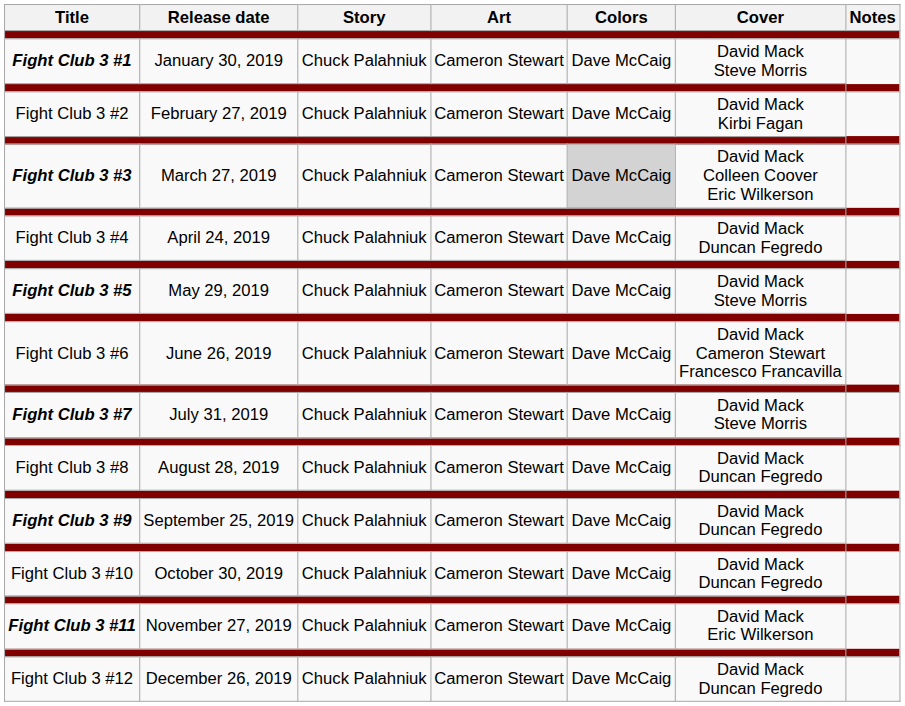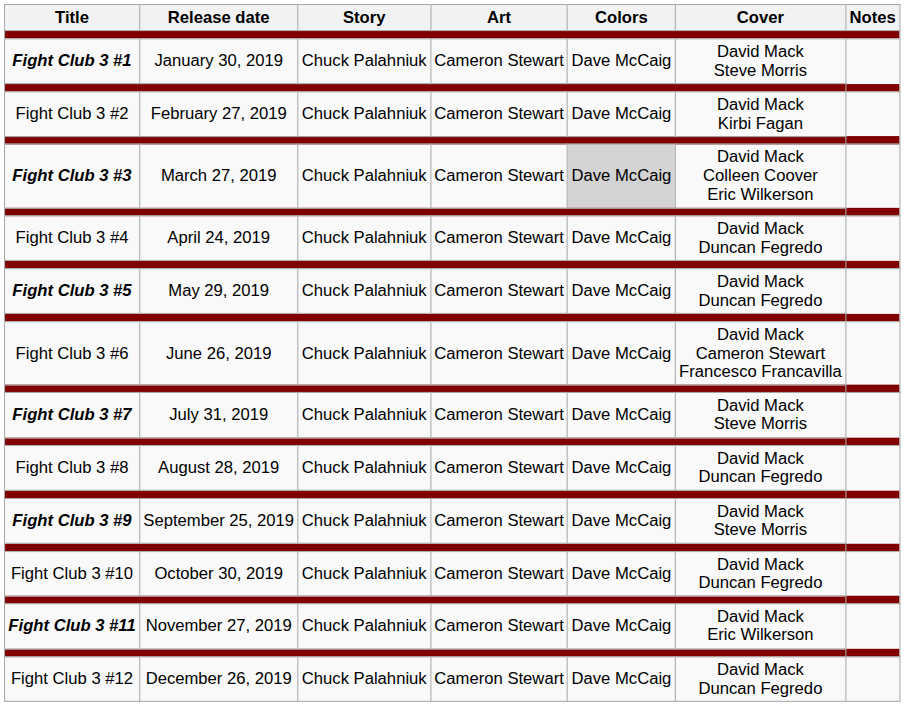(760, 290) David Mack Steve Morris -> (760, 290) David Mack Duncan Fegredo
(760, 520) David Mack Duncan Fegredo -> (760, 520) David Mack Steve Morris
